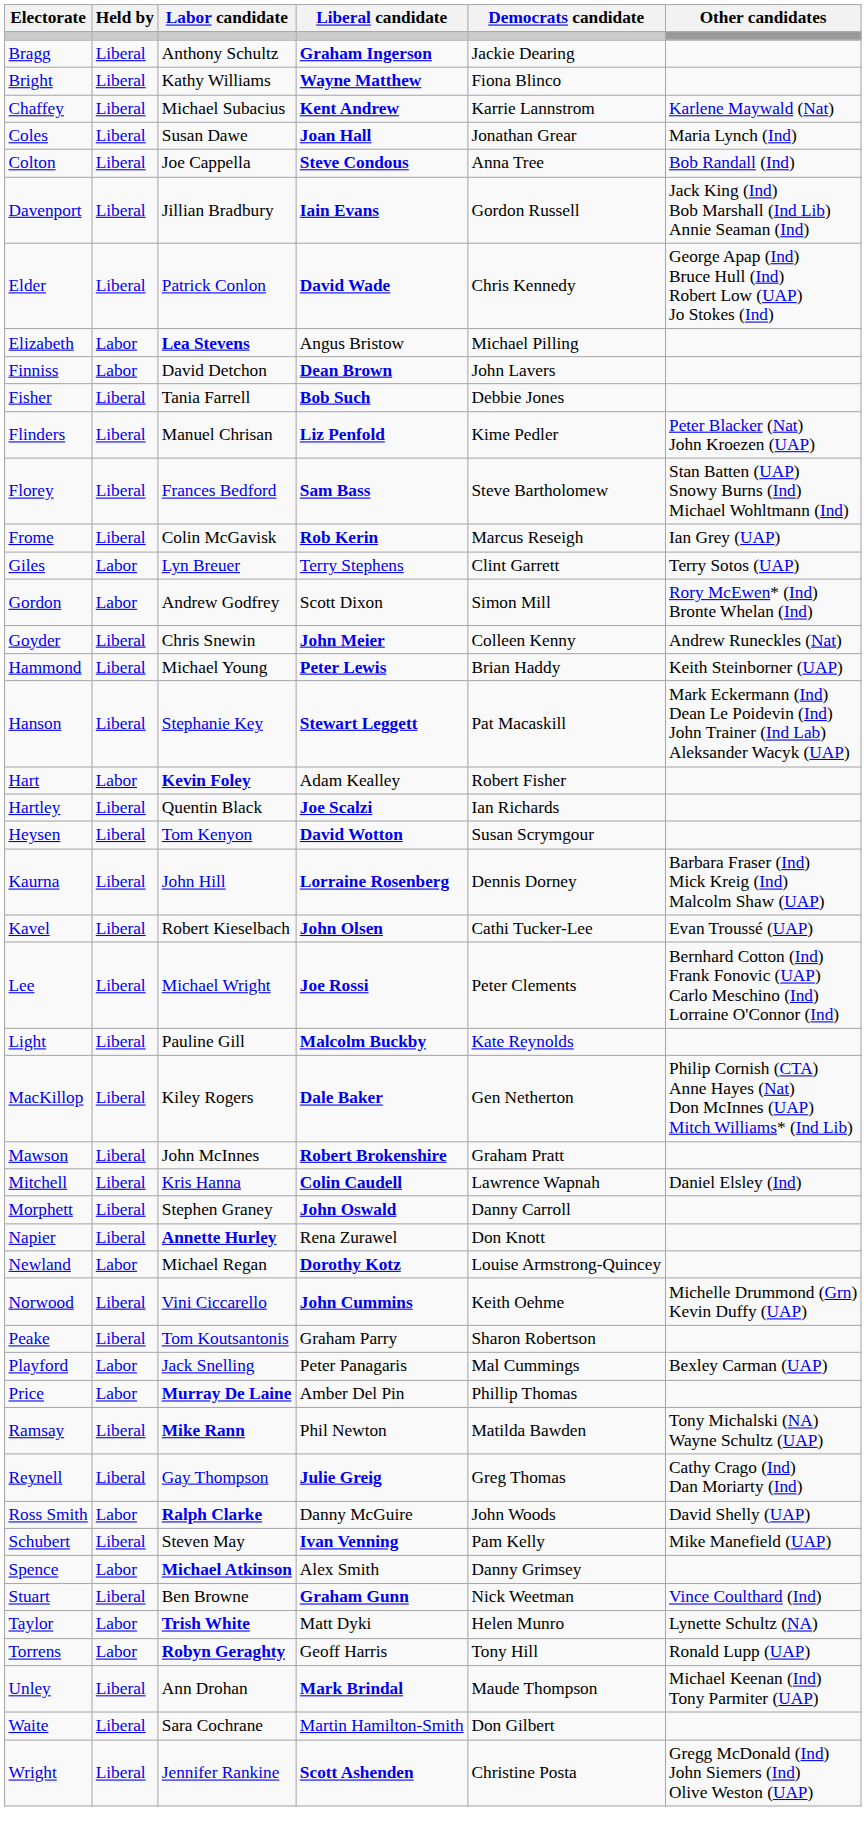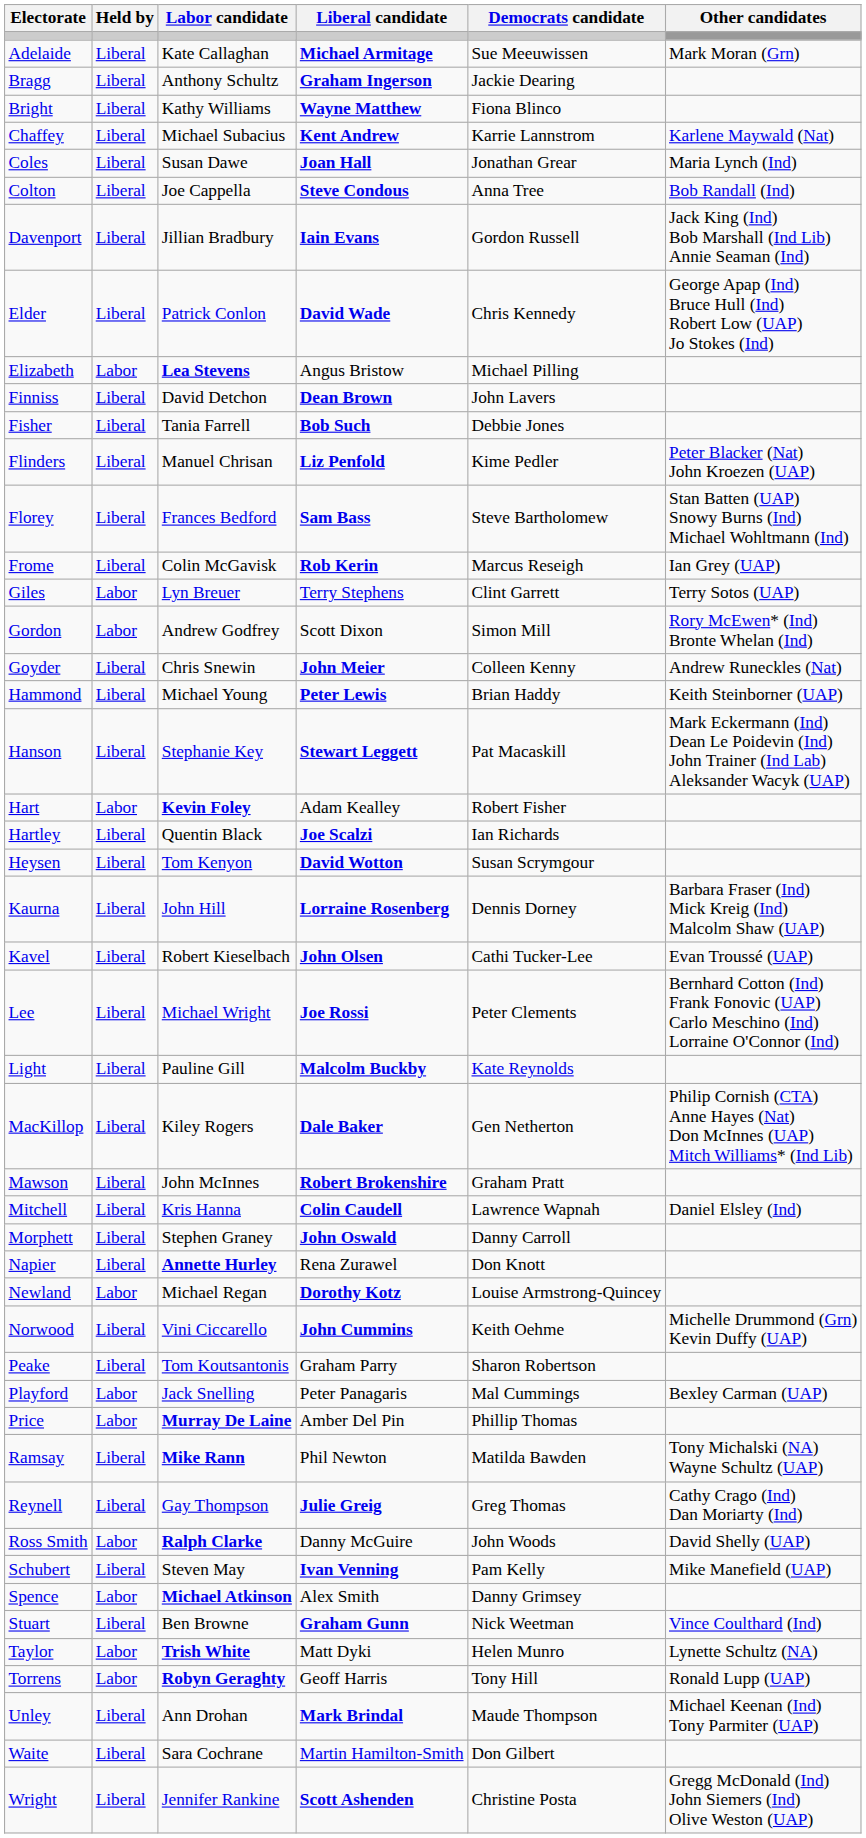+ row: (40, 53)
(116, 370) Labor -> (121, 397) Liberal
